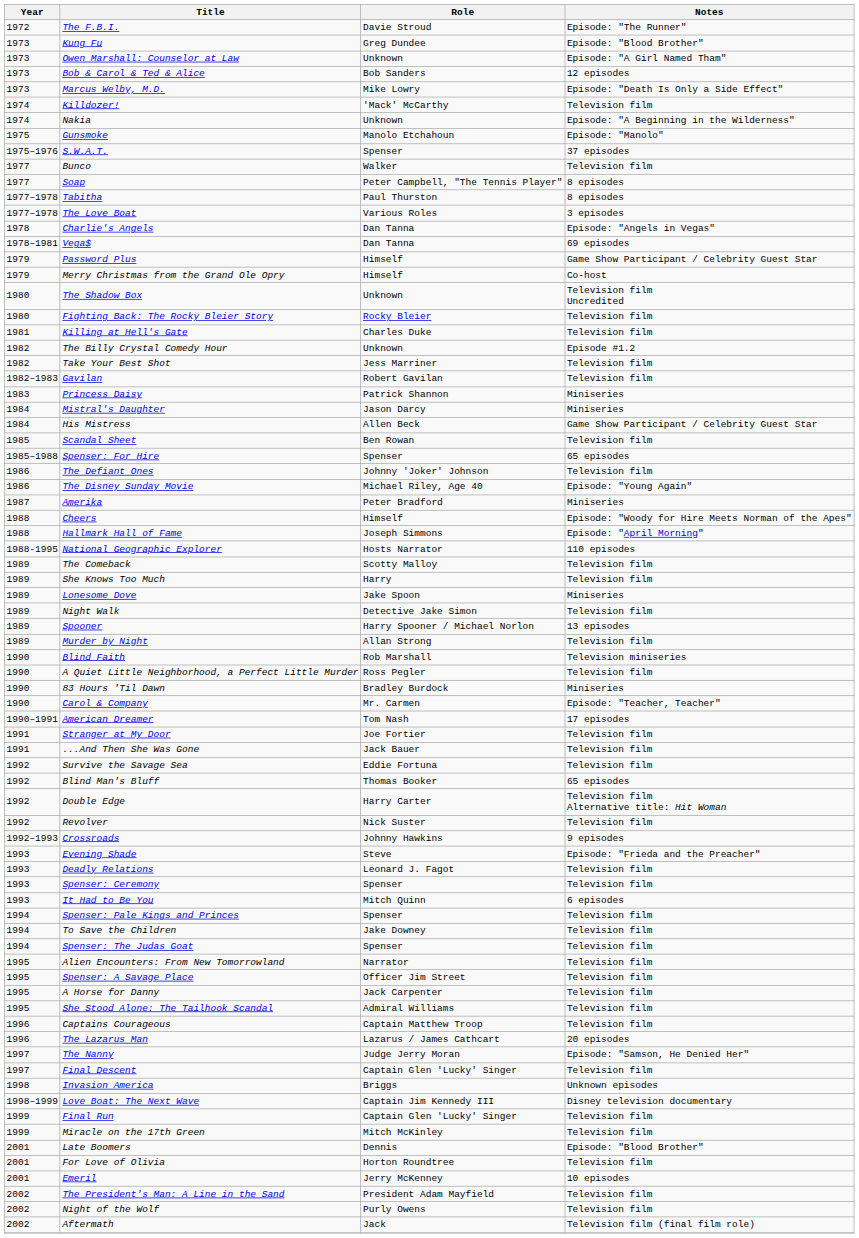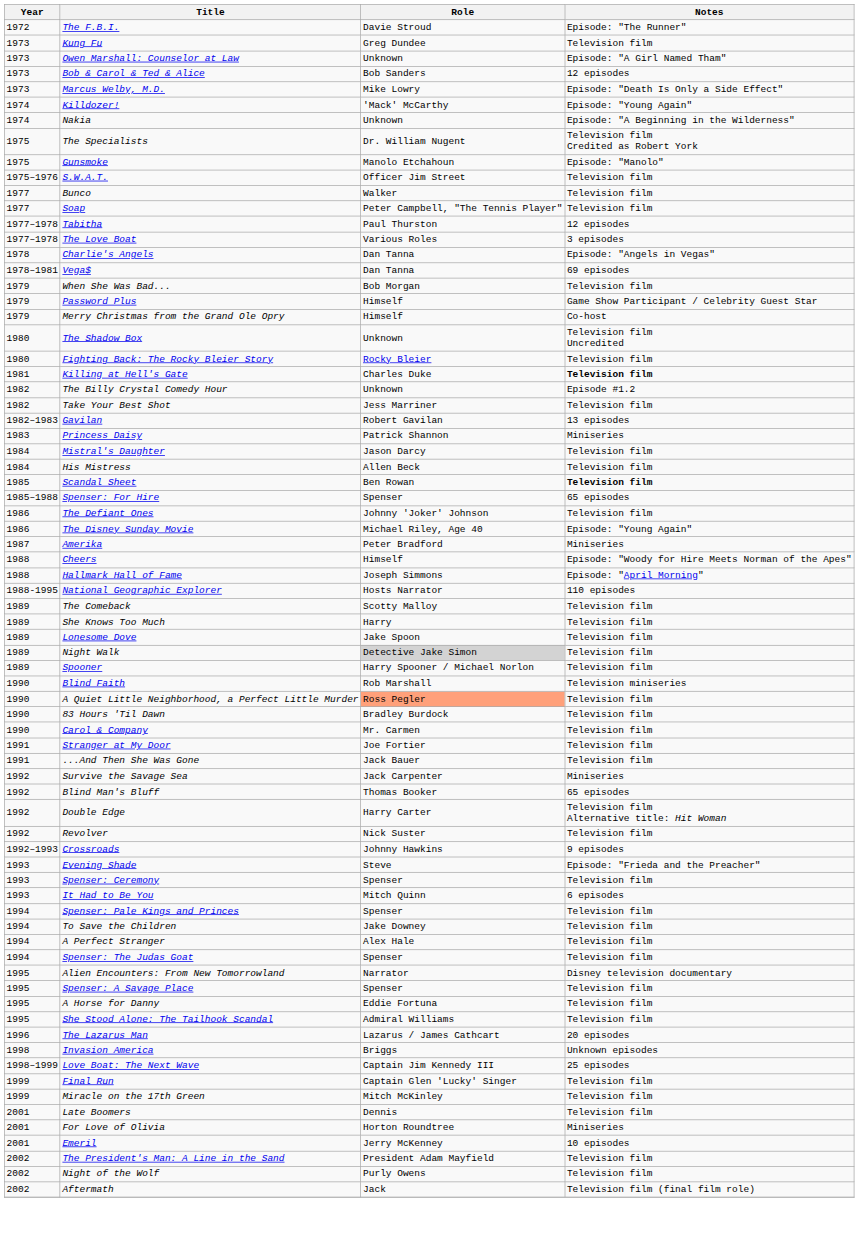(635, 43) Episode: "Blood Brother" -> (610, 43) Television film
(610, 105) Television film -> (630, 105) Episode: "Young Again"
+ row: (105, 141)
(383, 151) Spenser -> (414, 178) Officer Jim Street
(598, 151) 37 episodes -> (610, 178) Television film
(595, 182) 8 episodes -> (610, 209) Television film
(595, 198) 8 episodes -> (598, 224) 12 episodes
+ row: (117, 286)
(610, 332) normal -> (610, 374) bold
(610, 379) Television film -> (598, 421) 13 episodes
(595, 410) Miniseries -> (610, 452) Television film
(692, 425) Game Show Participant / Celebrity Guest Star -> (610, 467) Television film
(610, 441) normal -> (610, 483) bold
(595, 595) Miniseries -> (610, 637) Television film
(420, 611) no background -> (420, 653) lightgrey background
(598, 626) 13 episodes -> (610, 668) Television film
- row: (105, 642)
(394, 673) no background -> (394, 699) lightsalmon background
(595, 688) Miniseries -> (610, 715) Television film
(644, 704) Episode: "Teacher, Teacher" -> (610, 730) Television film
- row: (108, 719)
(400, 765) Eddie Fortuna -> (403, 776) Jack Carpenter
(610, 765) Television film -> (595, 776) Miniseries
- row: (108, 869)
+ row: (114, 942)
(610, 962) Television film -> (649, 973) Disney television documentary
(414, 977) Officer Jim Street -> (383, 988) Spenser
(403, 993) Jack Carpenter -> (400, 1004) Eddie Fortuna
- row: (117, 1024)
- row: (88, 1055)
- row: (99, 1070)
(649, 1101) Disney television documentary -> (598, 1066) 25 episodes
(635, 1148) Episode: "Blood Brother" -> (610, 1112) Television film
(610, 1163) Television film -> (595, 1128) Miniseries
